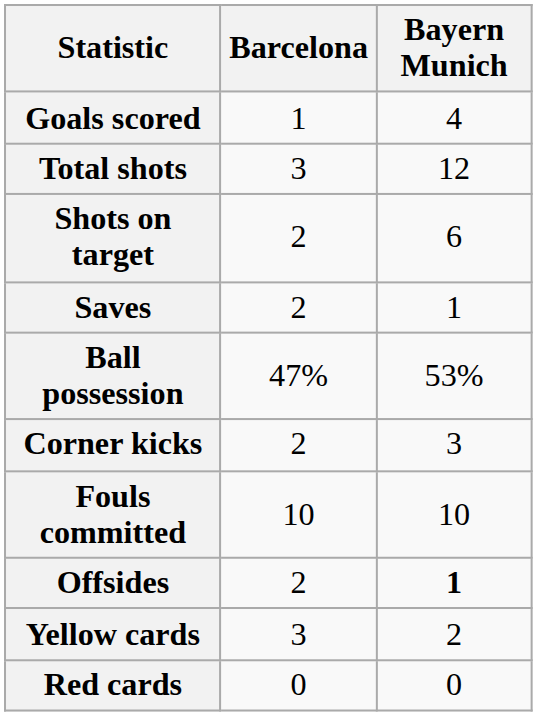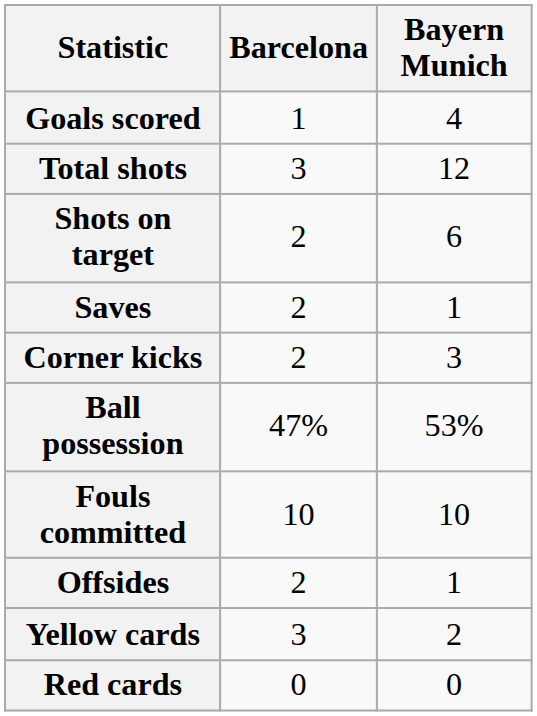rows swapped: (113, 375) <-> (113, 444)
(454, 582) bold -> (454, 582) normal
